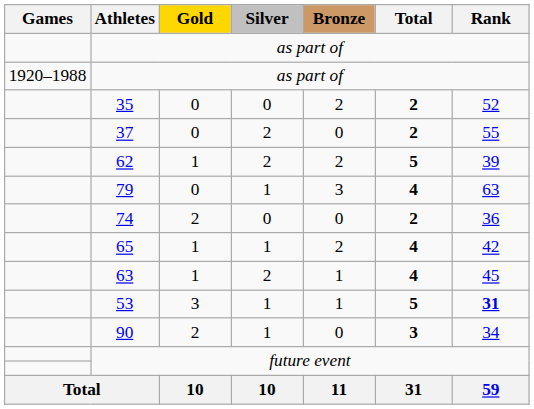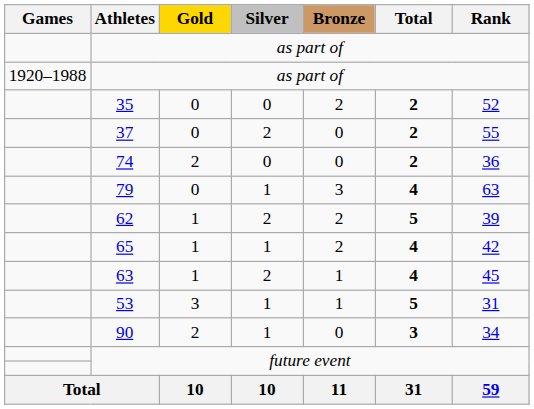rows swapped: (48, 219) <-> (48, 162)
(491, 304) bold -> (491, 304) normal
